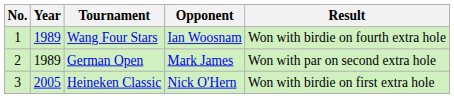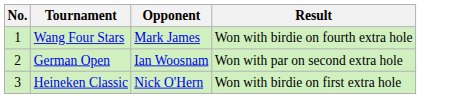- column: (47, 15)
(205, 38) Ian Woosnam -> (167, 38) Mark James
(200, 60) Mark James -> (171, 60) Ian Woosnam
